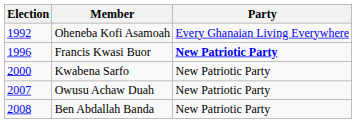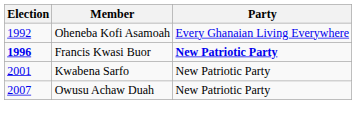(19, 52) normal -> (19, 52) bold
(19, 71) 2000 -> (19, 71) 2001
- row: (104, 109)
